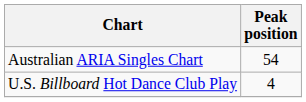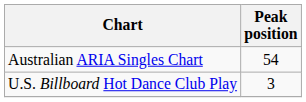(271, 84) 4 -> (271, 84) 3
